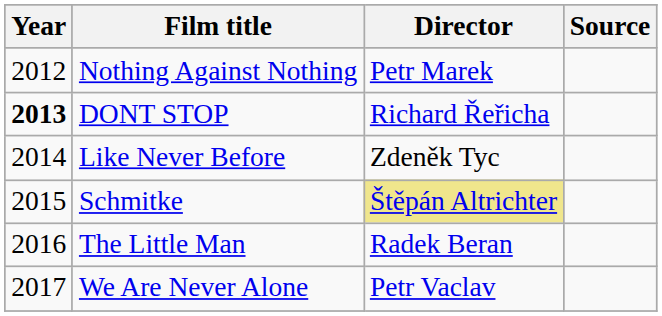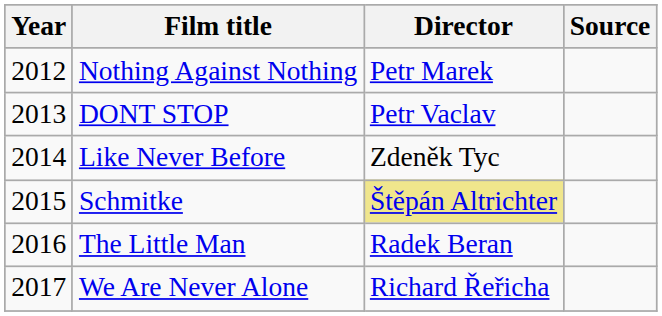(39, 113) bold -> (39, 113) normal
(460, 113) Richard Řeřicha -> (433, 113) Petr Vaclav
(433, 288) Petr Vaclav -> (460, 288) Richard Řeřicha
